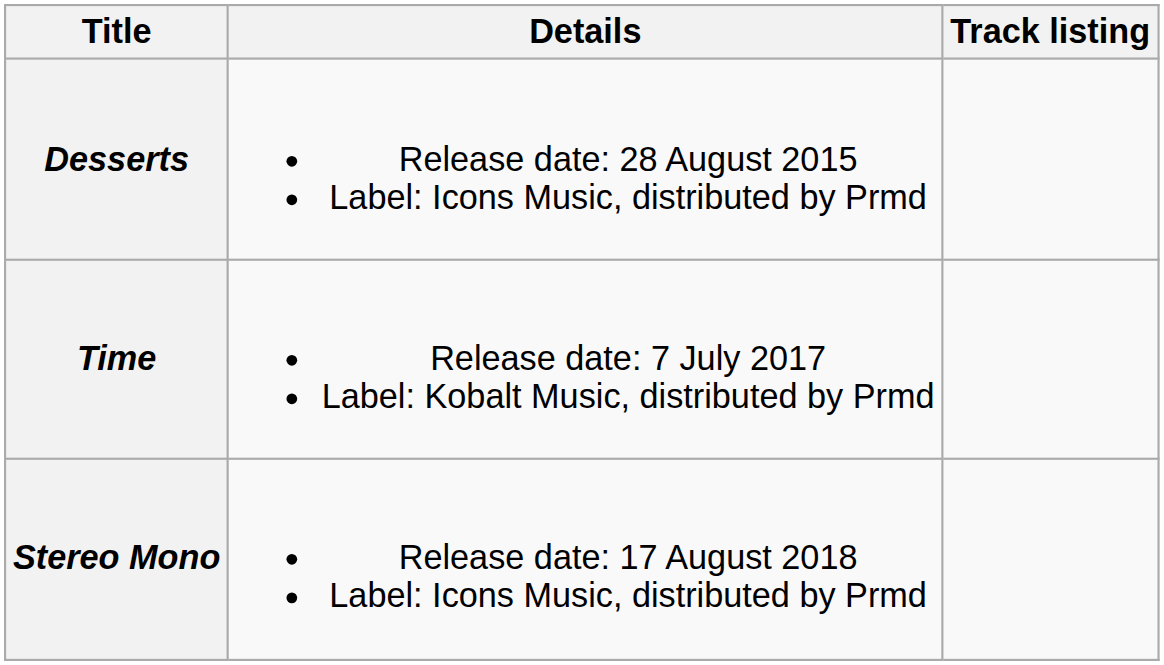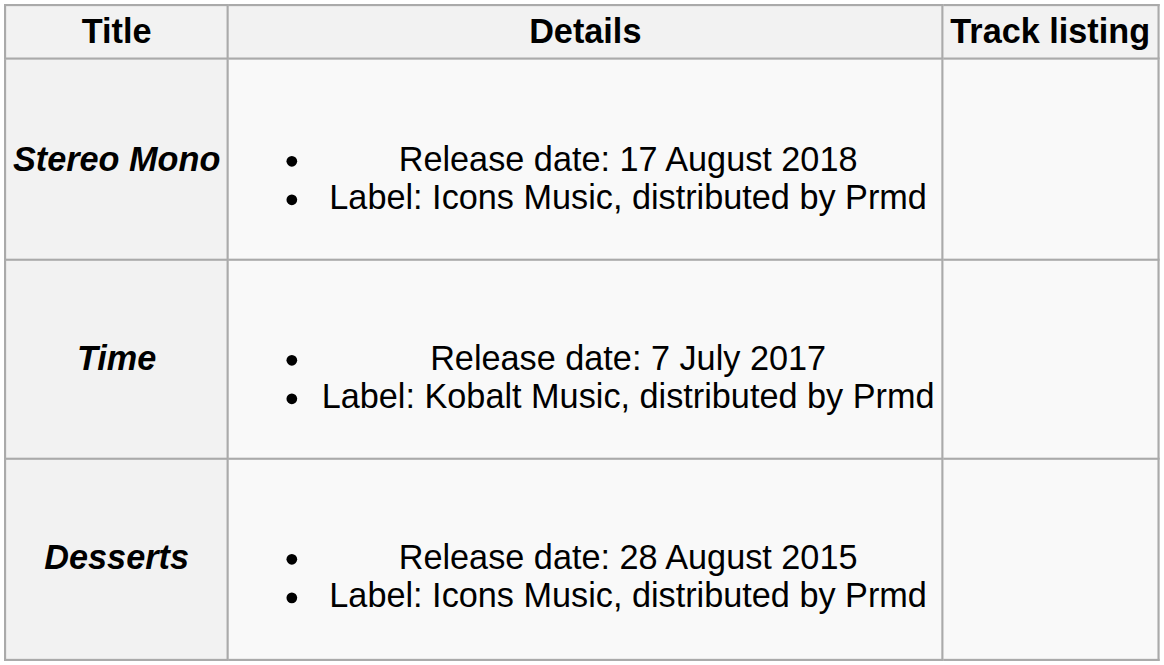rows swapped: (117, 158) <-> (117, 558)
